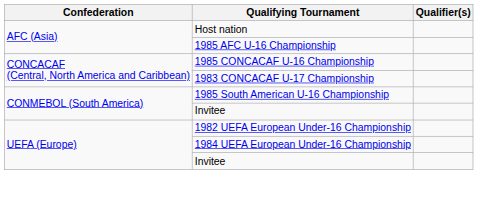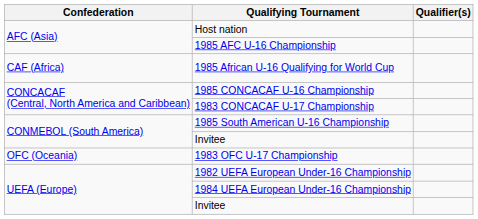+ row: (35, 68)
+ row: (42, 156)
